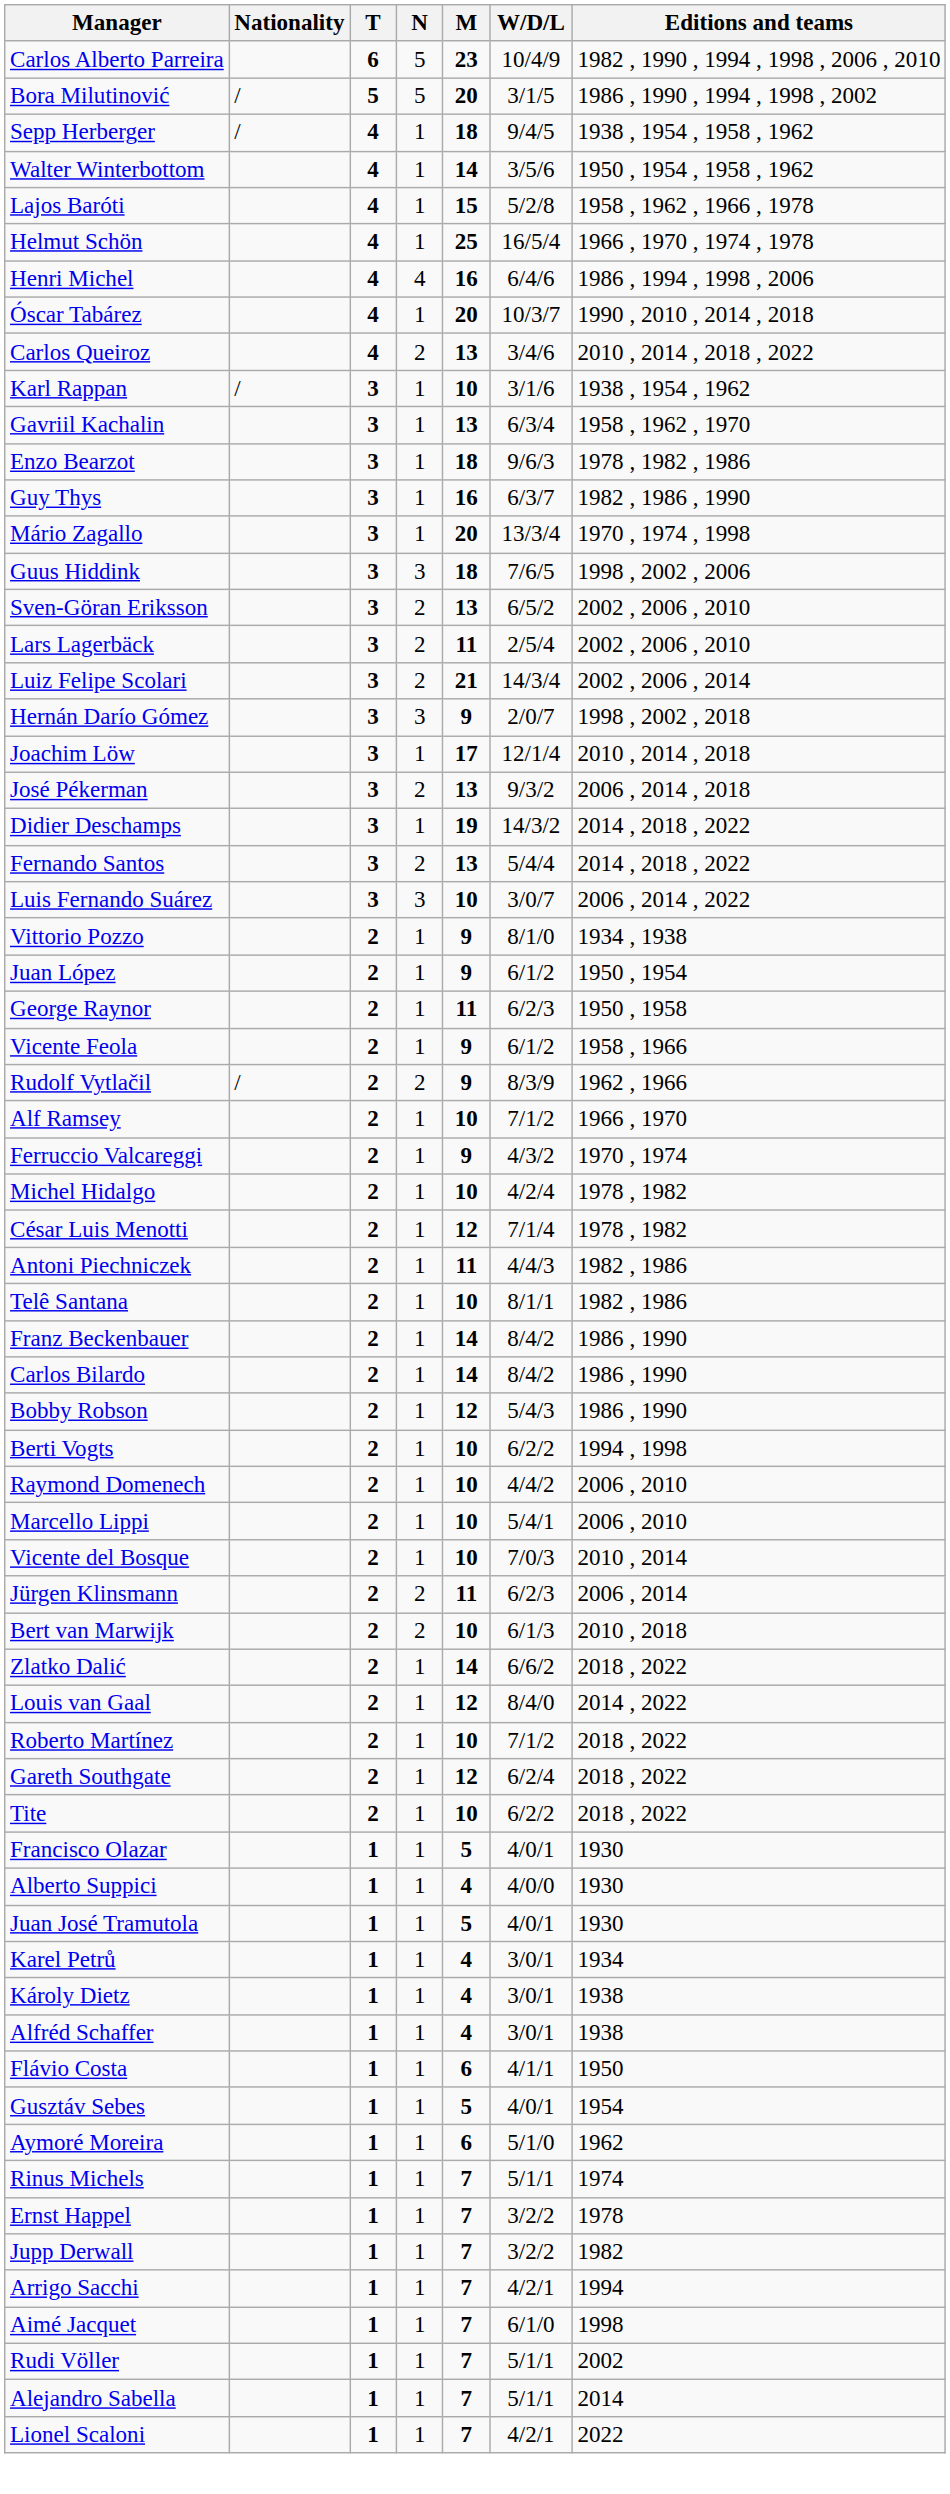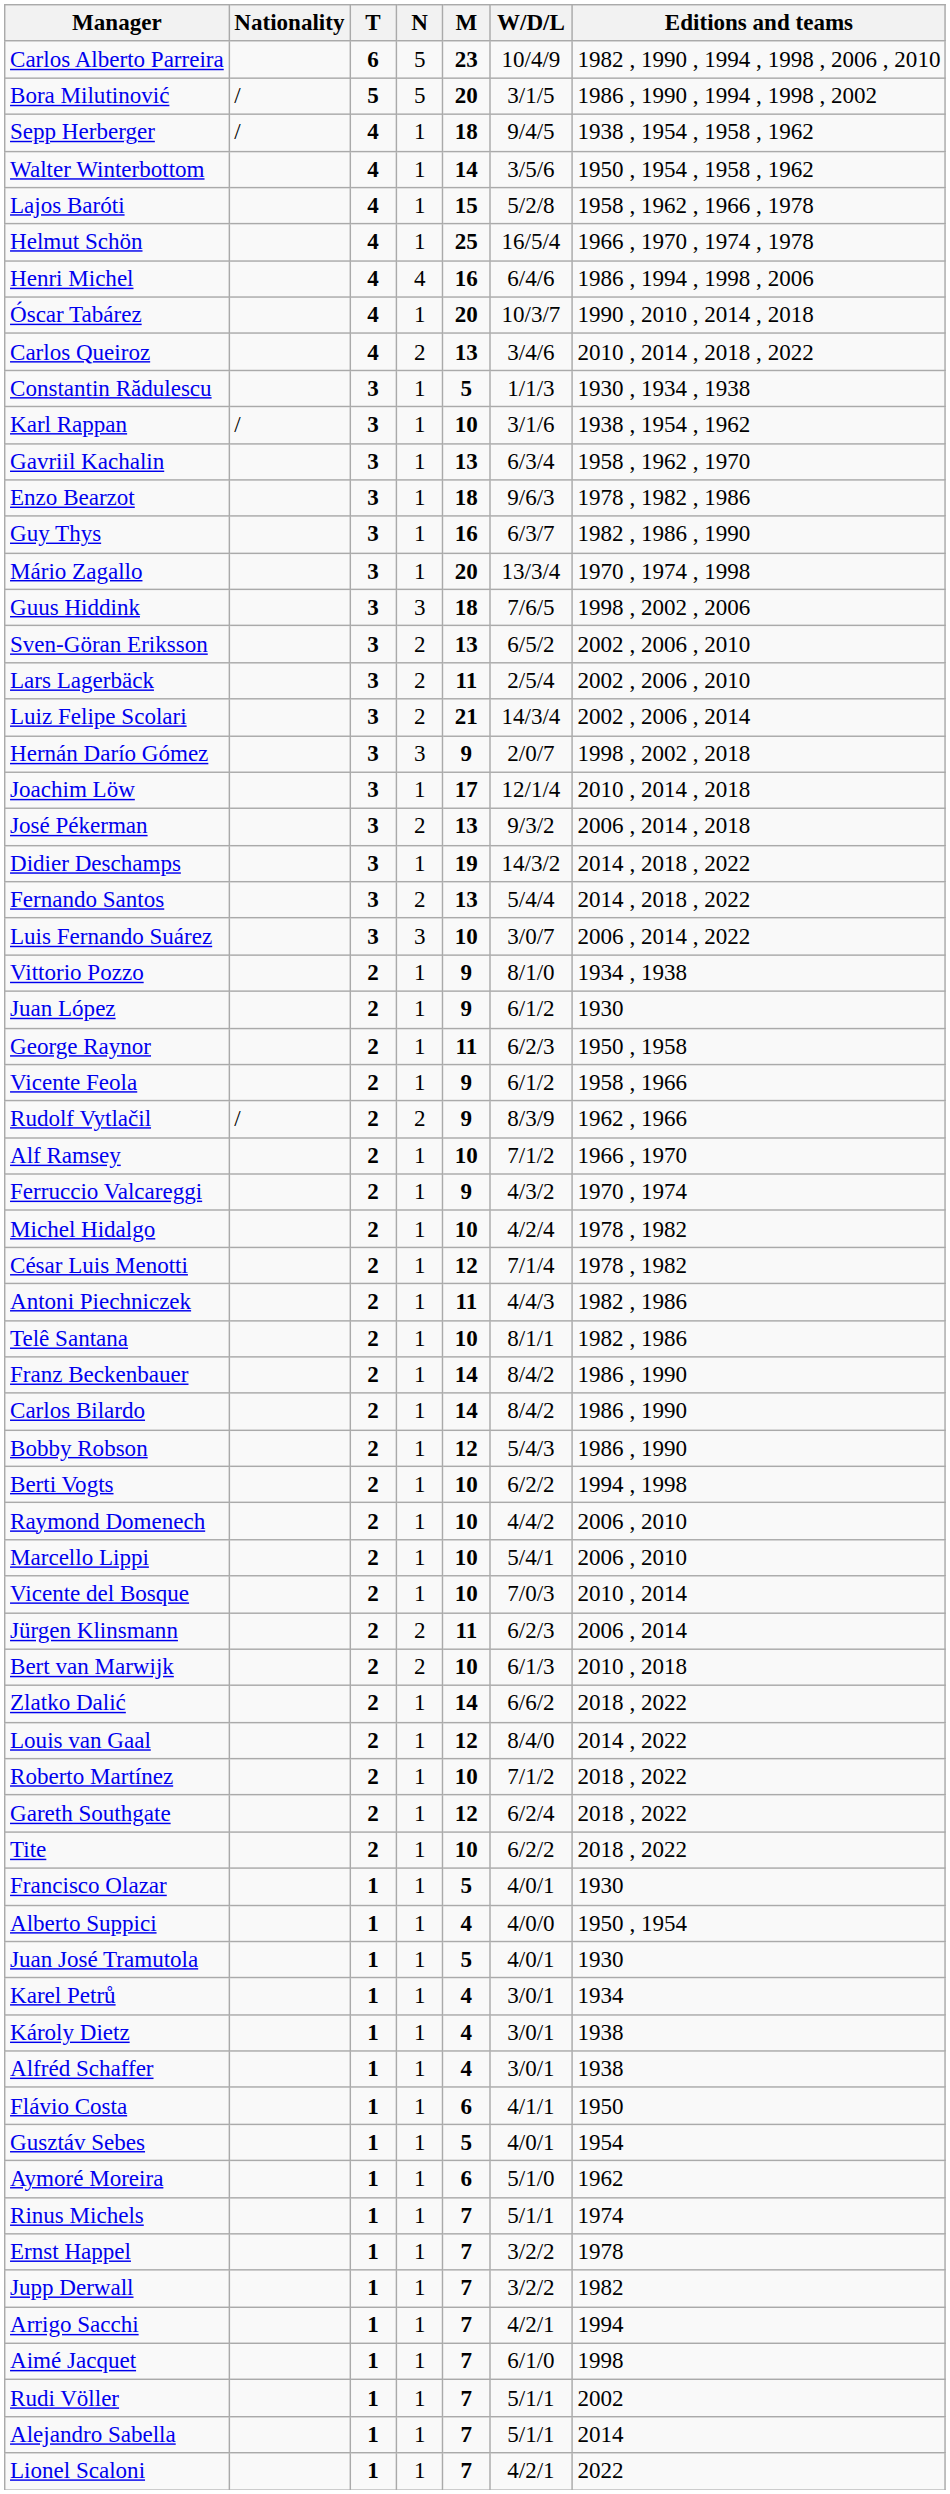+ row: (111, 388)
(632, 972) 1950 , 1954 -> (601, 1009) 1930
(601, 1886) 1930 -> (632, 1922) 1950 , 1954
